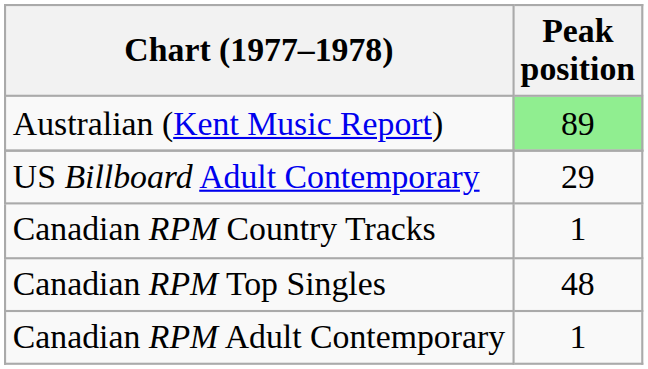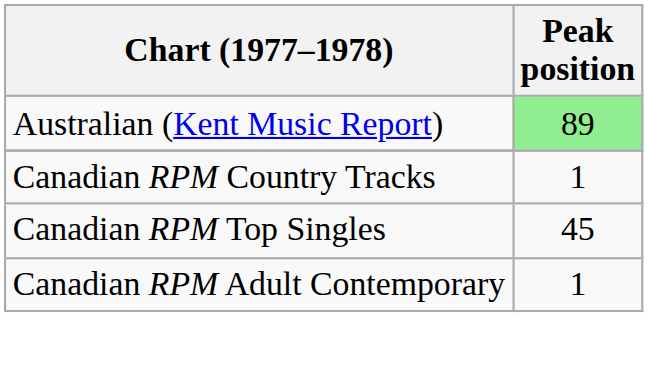- row: (246, 176)
(578, 283) 48 -> (578, 229) 45
